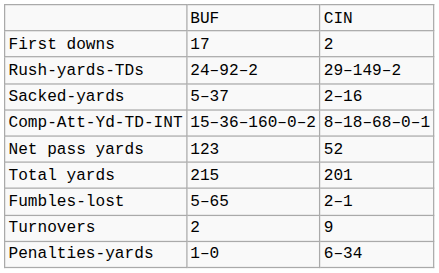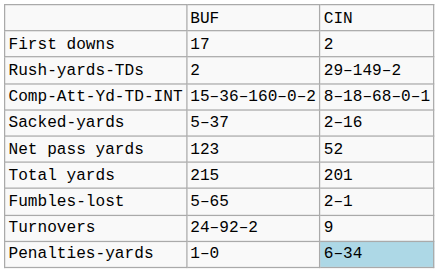(224, 70) 24–92–2 -> (195, 70) 2
rows swapped: (96, 123) <-> (67, 97)
(195, 228) 2 -> (224, 228) 24–92–2
(343, 254) no background -> (343, 254) lightblue background
